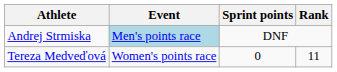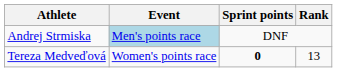(258, 57) normal -> (258, 57) bold
(314, 57) 11 -> (314, 57) 13
